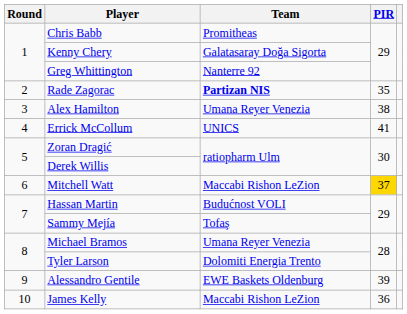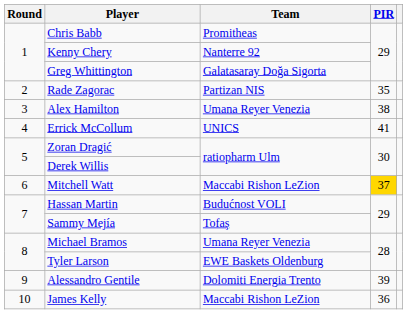(265, 52) Galatasaray Doğa Sigorta -> (231, 52) Nanterre 92
(231, 71) Nanterre 92 -> (265, 71) Galatasaray Doğa Sigorta
(236, 90) bold -> (234, 90) normal
(262, 261) Dolomiti Energia Trento -> (263, 261) EWE Baskets Oldenburg
(263, 280) EWE Baskets Oldenburg -> (262, 280) Dolomiti Energia Trento
